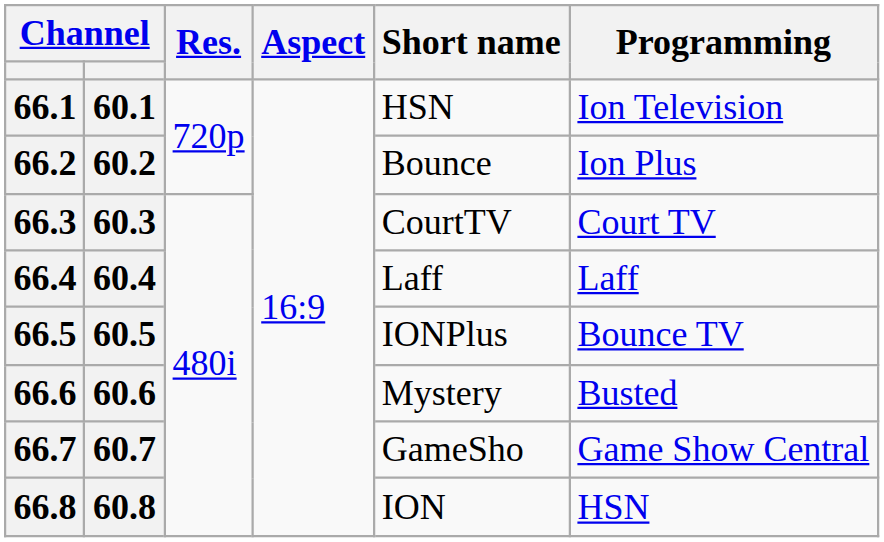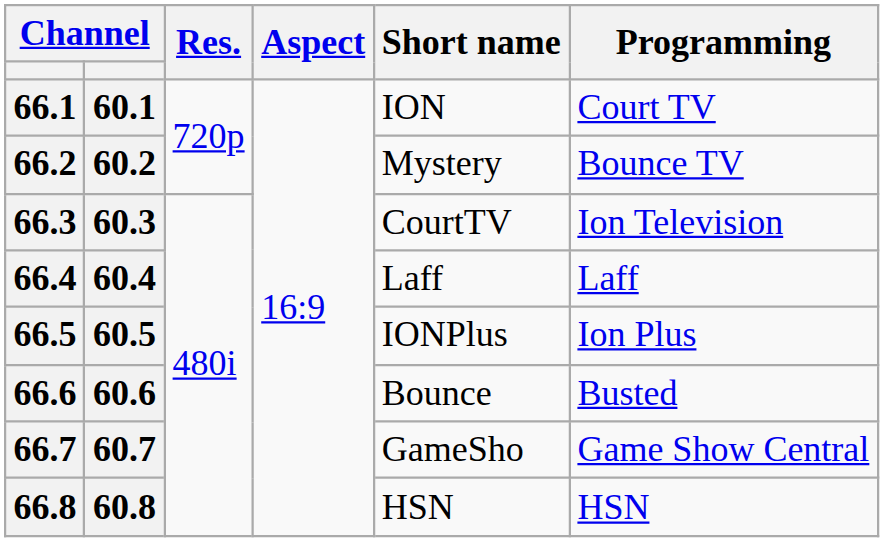(418, 106) HSN -> (414, 106) ION
(680, 106) Ion Television -> (647, 106) Court TV
(437, 163) Bounce -> (442, 163) Mystery
(637, 163) Ion Plus -> (661, 163) Bounce TV
(647, 220) Court TV -> (680, 220) Ion Television
(661, 335) Bounce TV -> (637, 335) Ion Plus
(442, 392) Mystery -> (437, 392) Bounce
(414, 506) ION -> (418, 506) HSN
